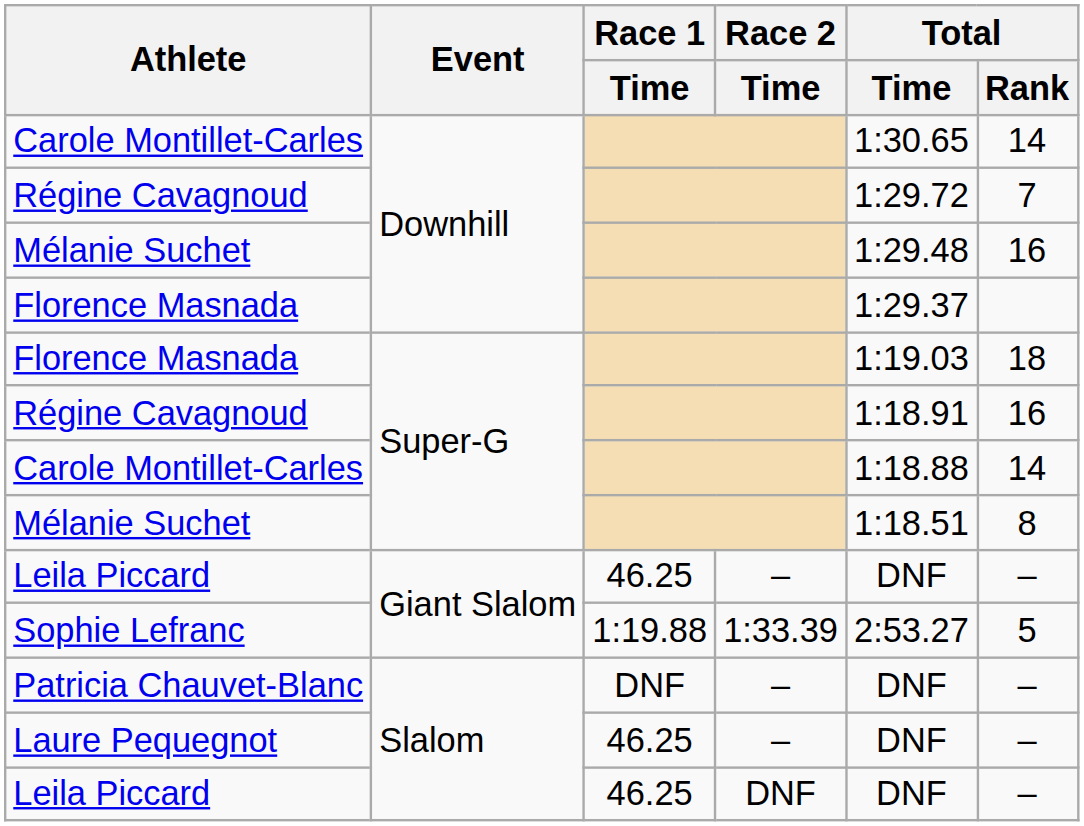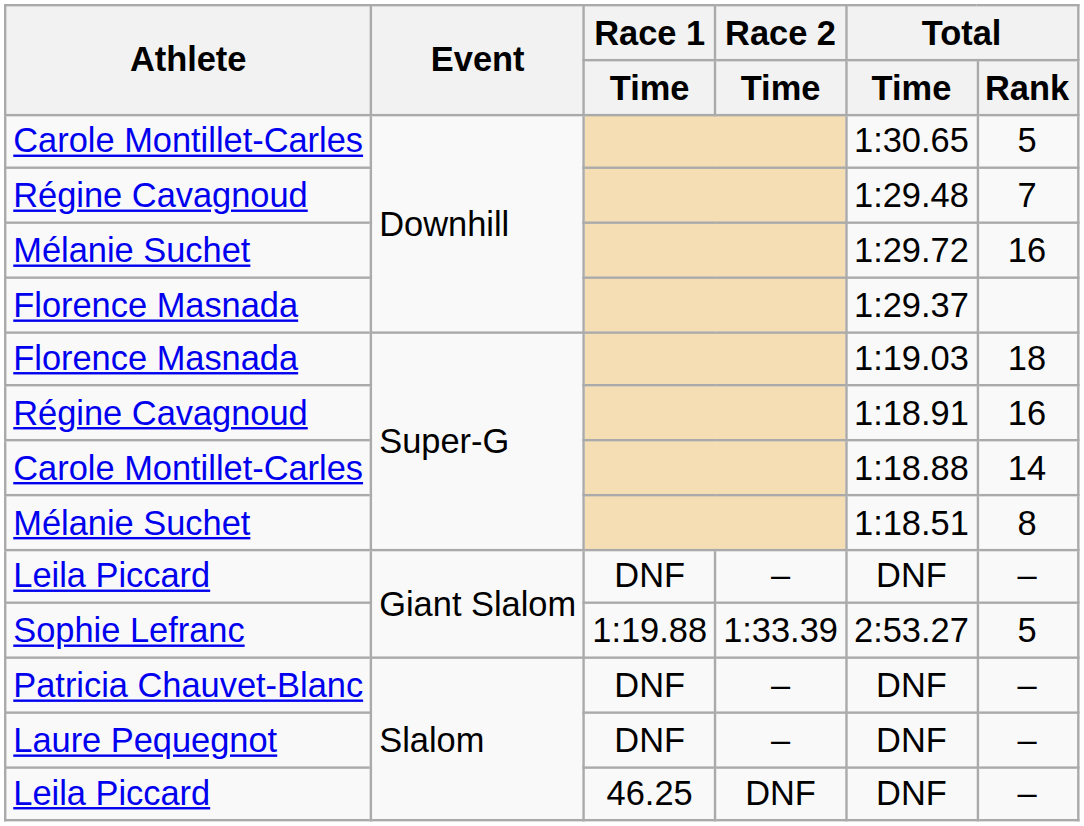(1027, 142) 14 -> (1027, 142) 5
(911, 196) 1:29.72 -> (911, 196) 1:29.48
(911, 250) 1:29.48 -> (911, 250) 1:29.72
(650, 576) 46.25 -> (650, 576) DNF
(650, 740) 46.25 -> (650, 740) DNF
